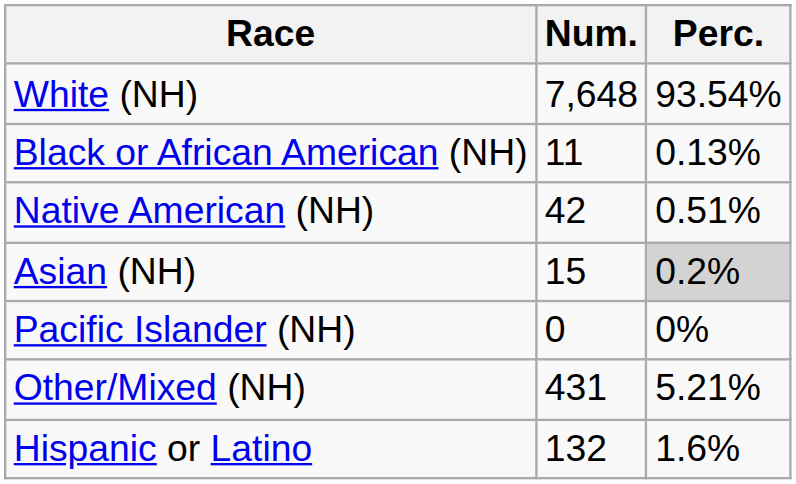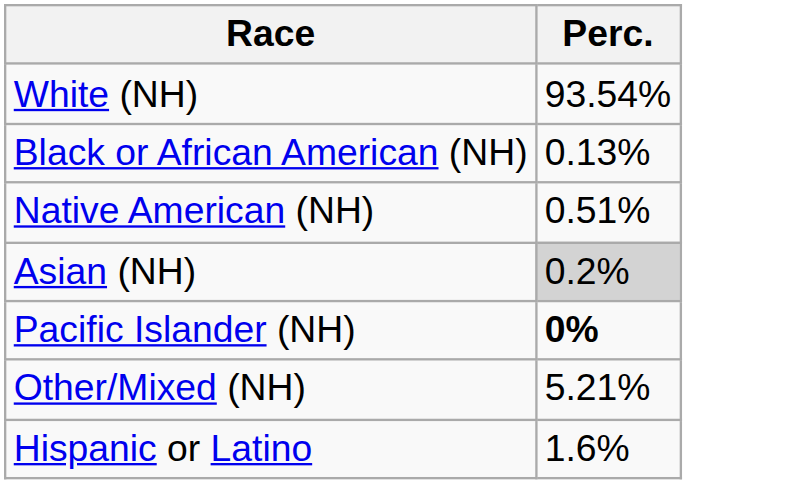- column: (591, 34)
(682, 329) normal -> (572, 329) bold
